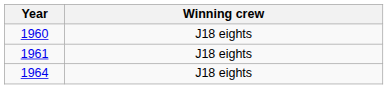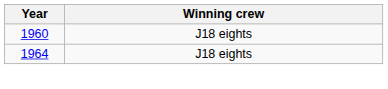- row: (35, 53)
